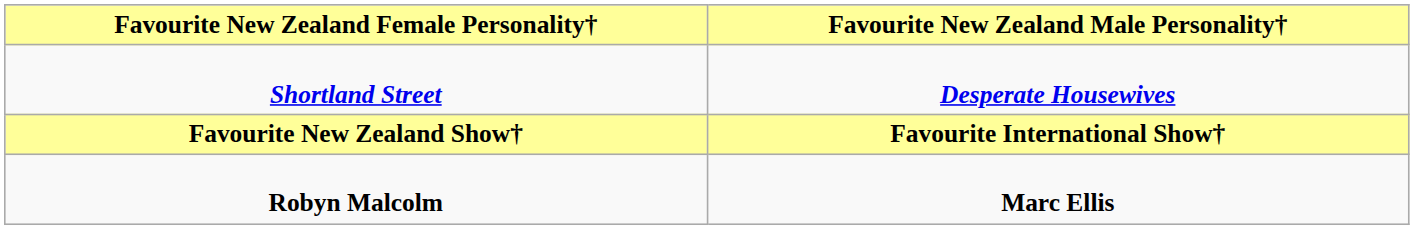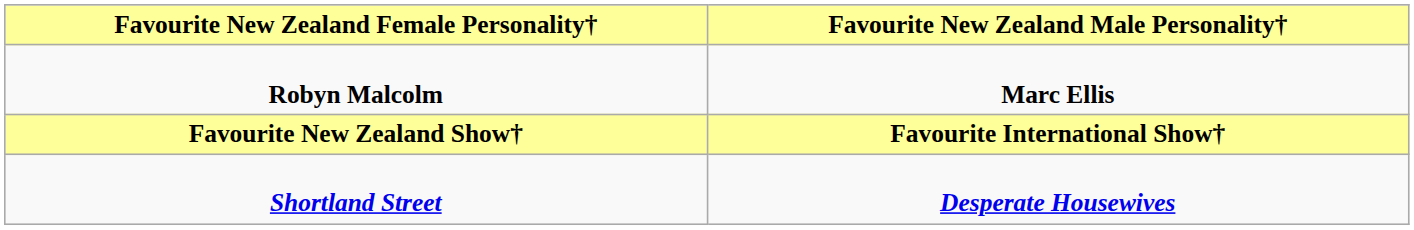rows swapped: (356, 202) <-> (356, 93)
